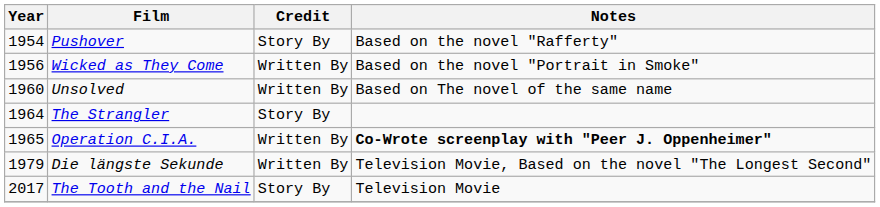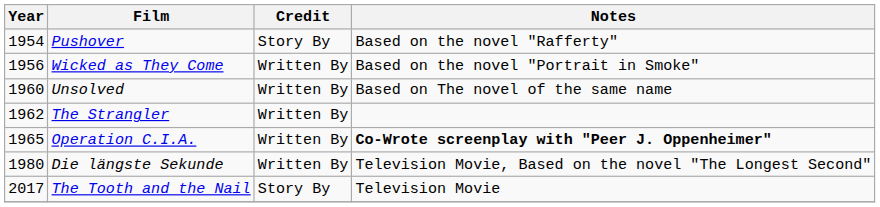(26, 115) 1964 -> (26, 115) 1962
(294, 115) Story By -> (303, 115) Written By
(26, 164) 1979 -> (26, 164) 1980
